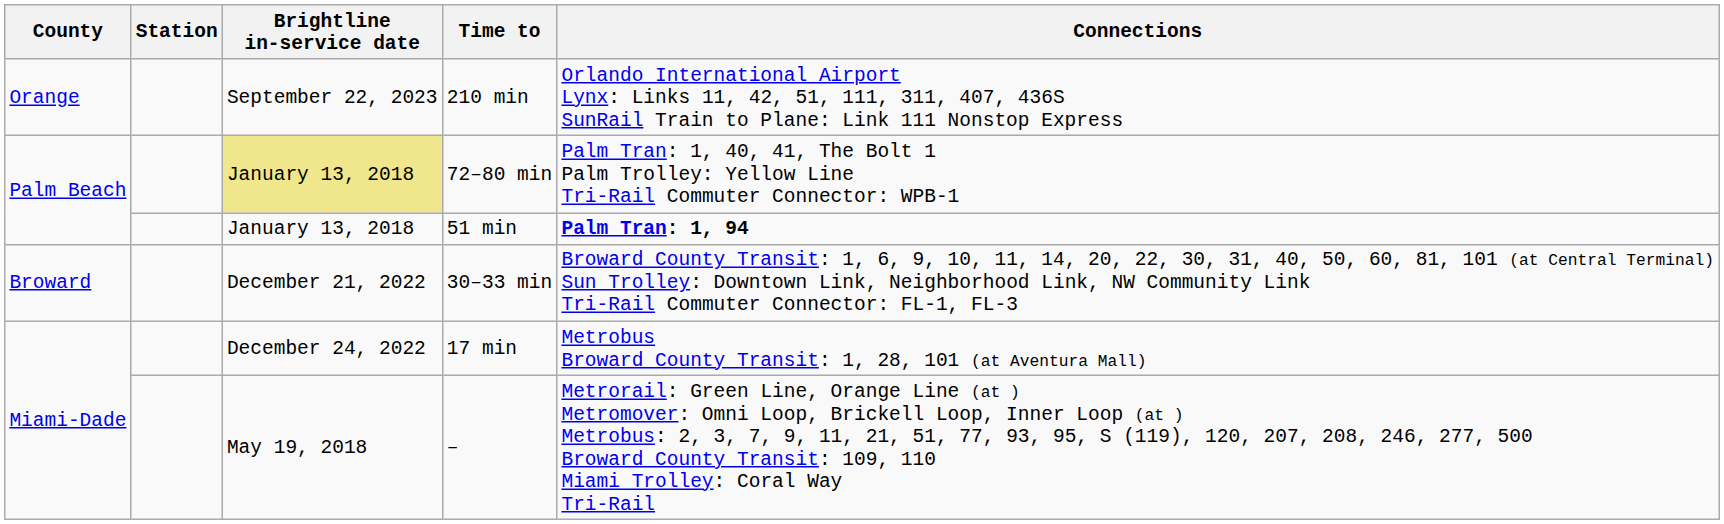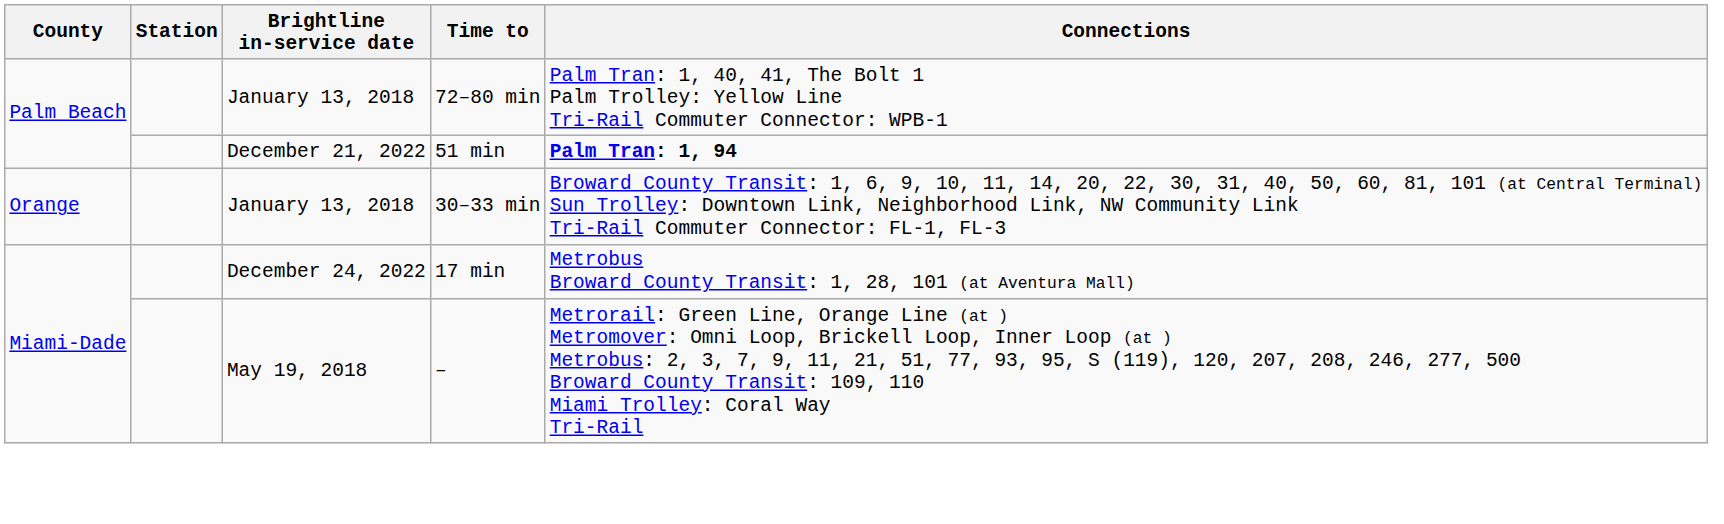- row: (488, 97)
(321, 174) khaki background -> (321, 97) no background
(321, 228) January 13, 2018 -> (326, 152) December 21, 2022
(50, 283) Broward -> (44, 206) Orange
(326, 283) December 21, 2022 -> (321, 206) January 13, 2018
